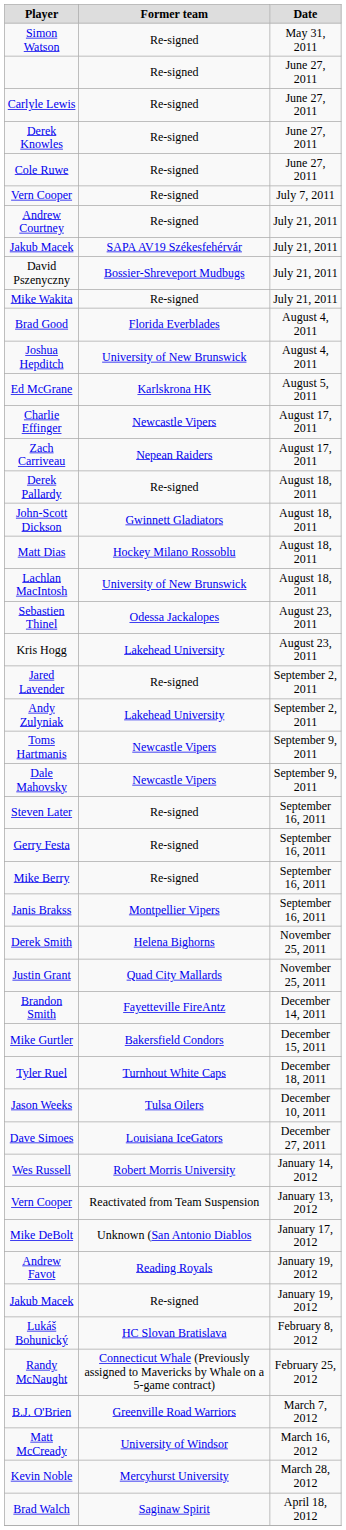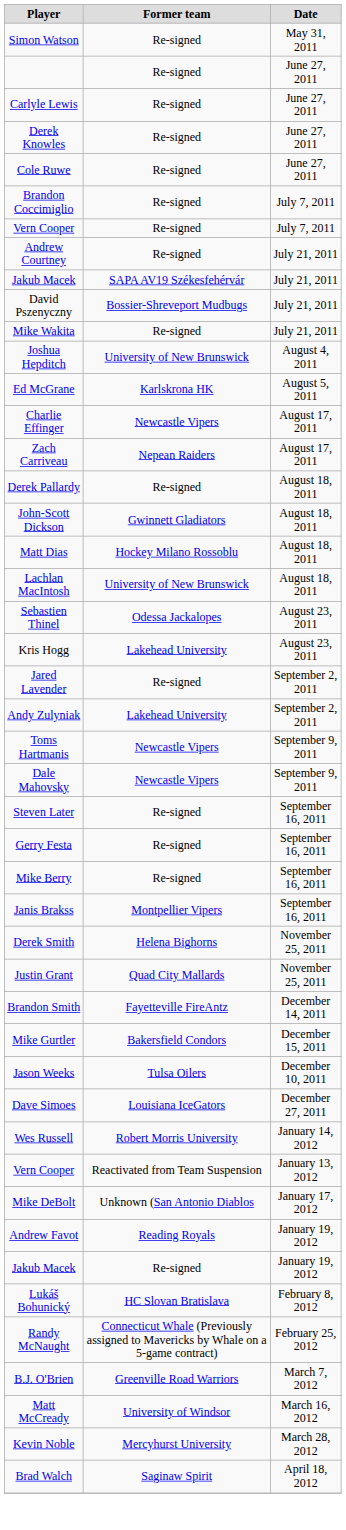+ row: (44, 202)
- row: (42, 324)
- row: (42, 1072)
